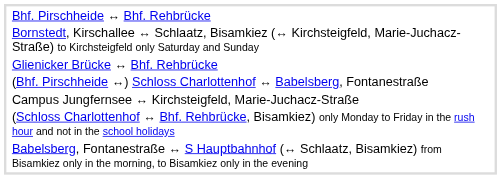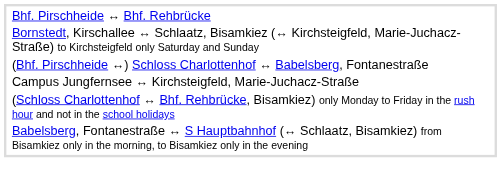- row: (115, 64)
